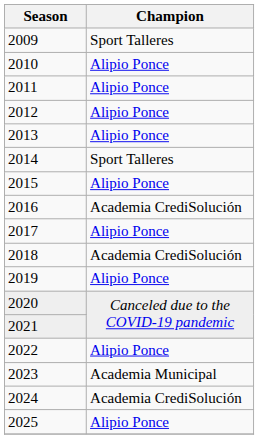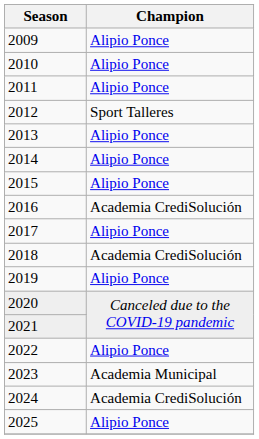(132, 40) Sport Talleres -> (130, 40) Alipio Ponce
(130, 111) Alipio Ponce -> (132, 111) Sport Talleres
(132, 159) Sport Talleres -> (130, 159) Alipio Ponce
